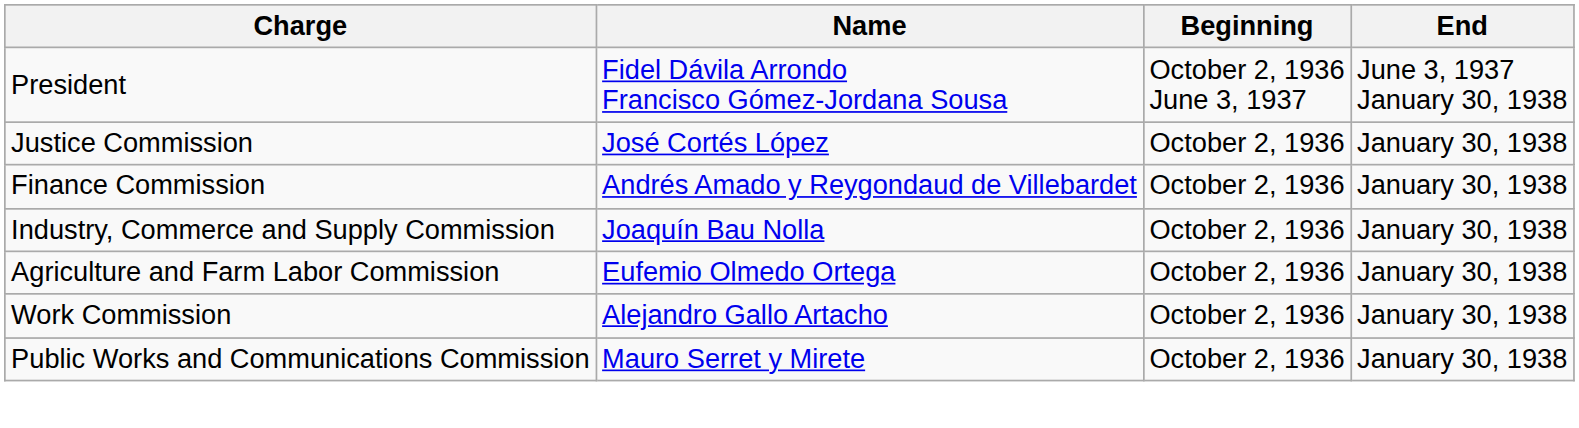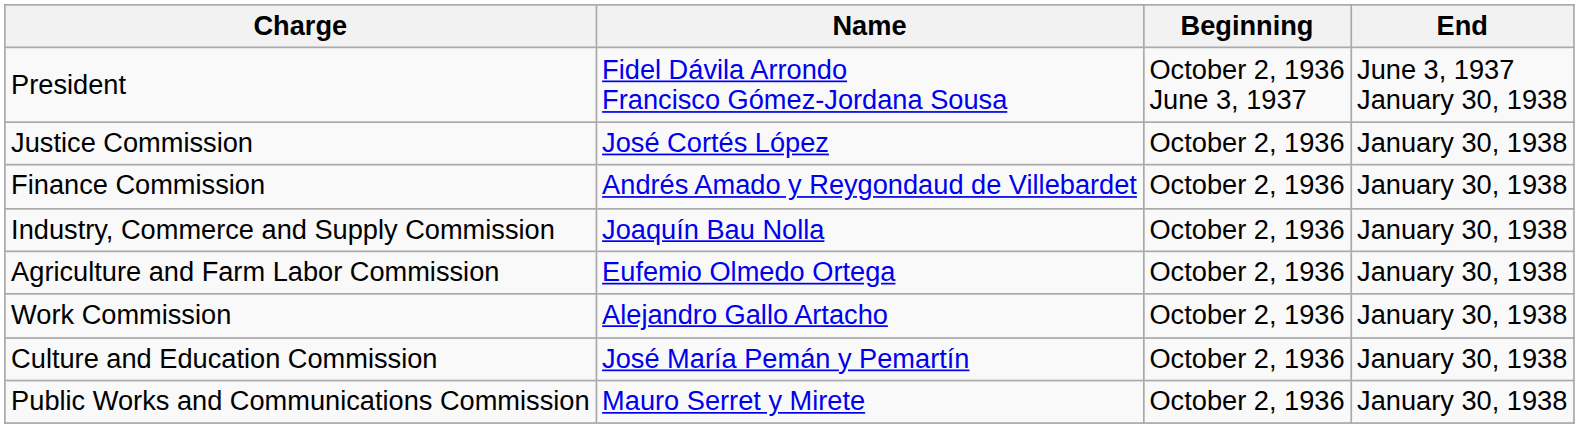+ row: (224, 358)
